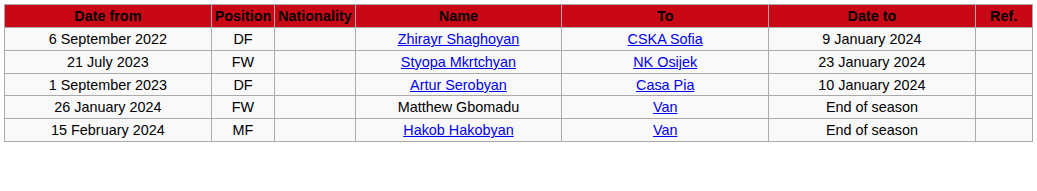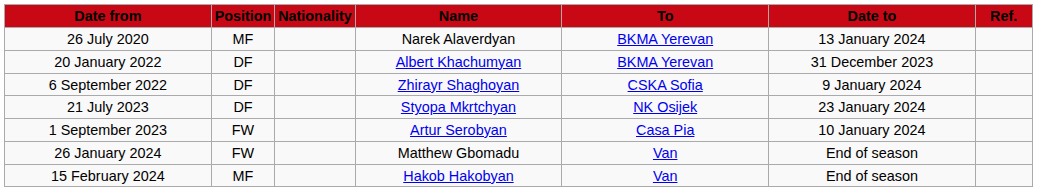+ row: (108, 39)
+ row: (108, 62)
(243, 62) FW -> (243, 107) DF
(243, 85) DF -> (243, 130) FW
